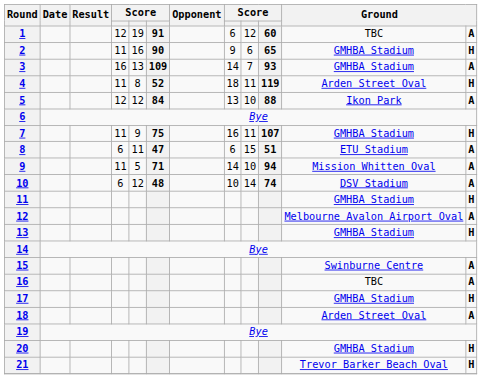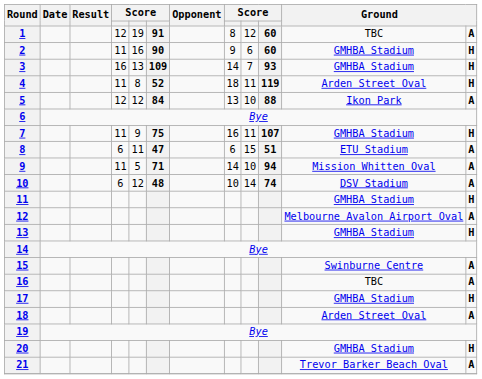(233, 35) 6 -> (233, 35) 8
(270, 51) 65 -> (270, 51) 60
(471, 68) A -> (471, 68) H
(471, 365) H -> (471, 365) A
